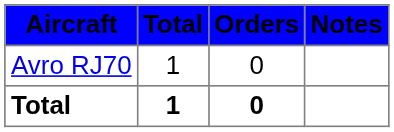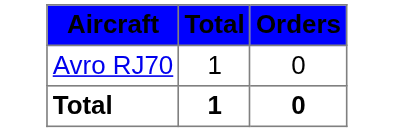- column: (347, 24)
